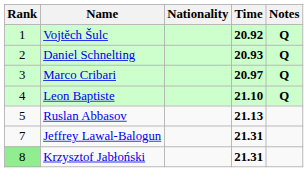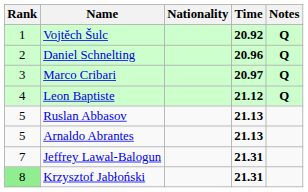(249, 55) 20.93 -> (249, 55) 20.96
(249, 95) 21.10 -> (249, 95) 21.12
+ row: (88, 136)
